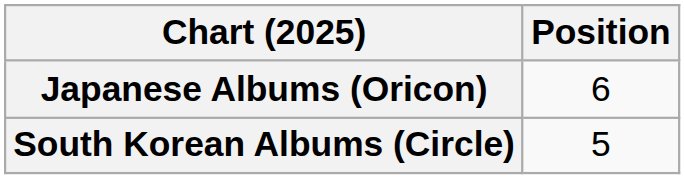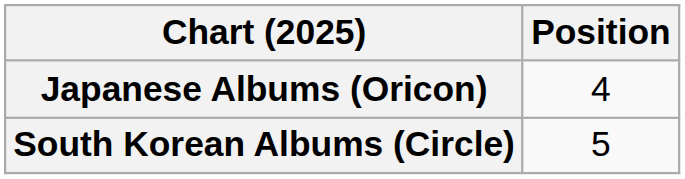(601, 88) 6 -> (601, 88) 4
